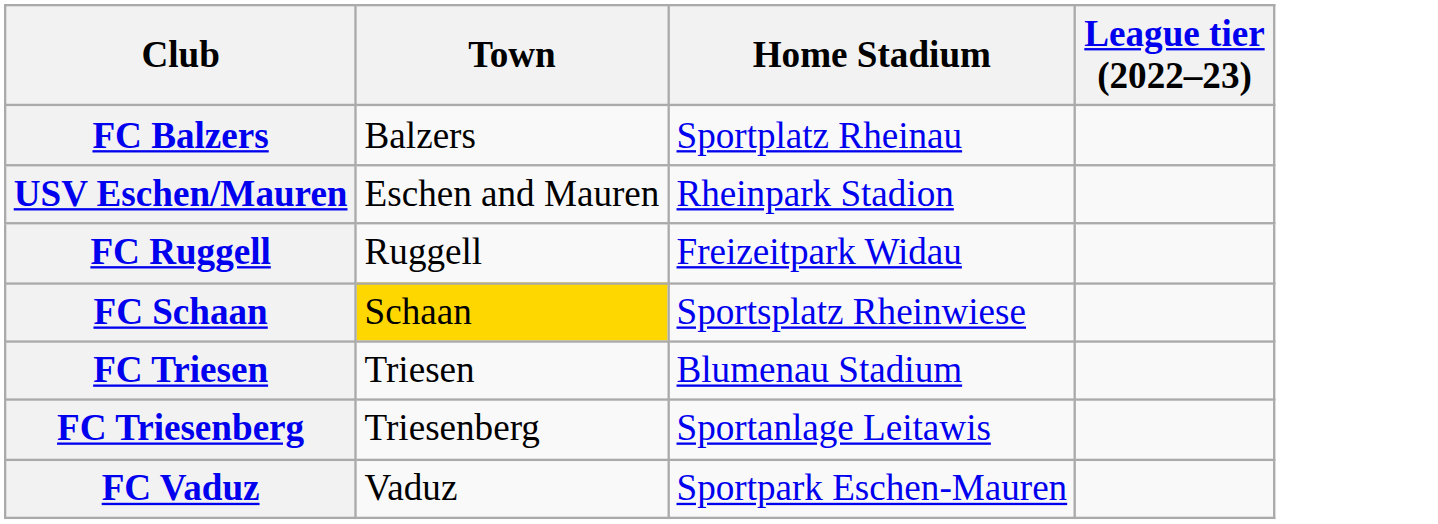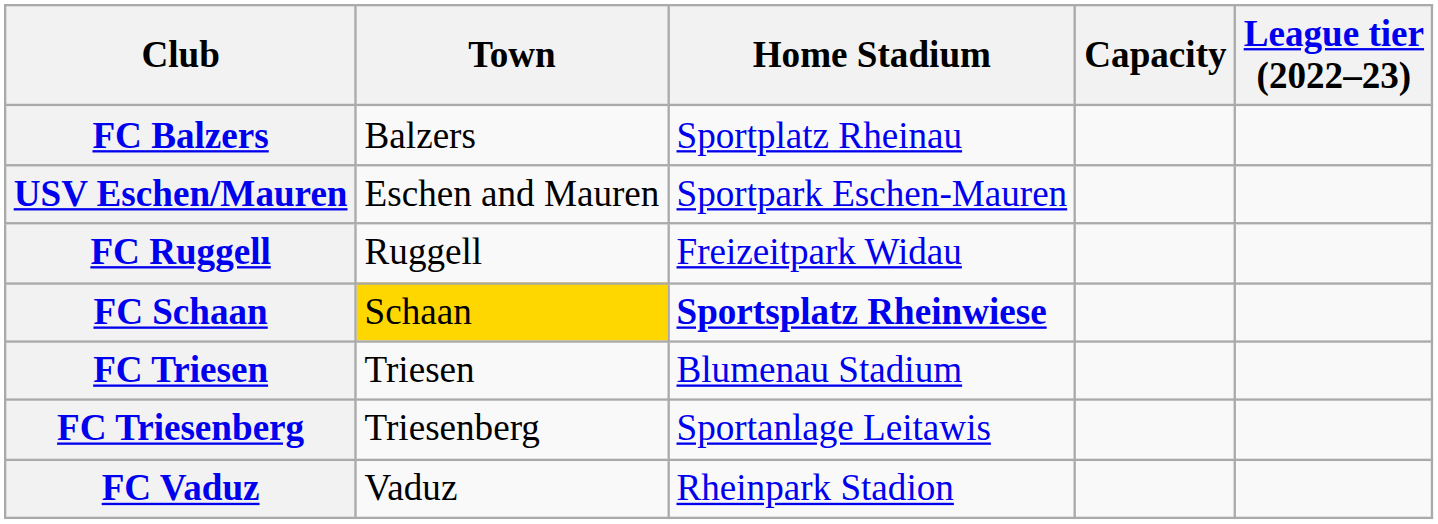+ column: (1155, 54)
(815, 193) Rheinpark Stadion -> (872, 193) Sportpark Eschen-Mauren
(851, 311) normal -> (862, 311) bold
(872, 487) Sportpark Eschen-Mauren -> (815, 487) Rheinpark Stadion
